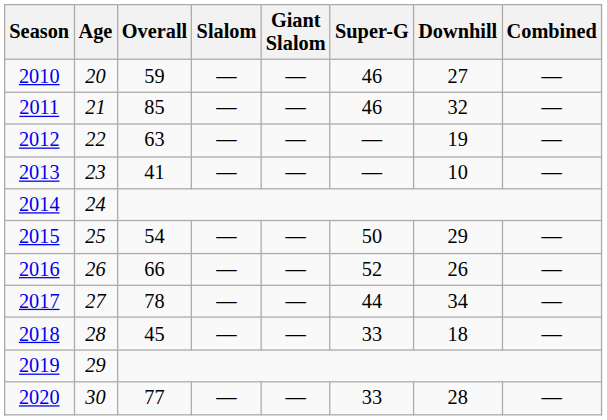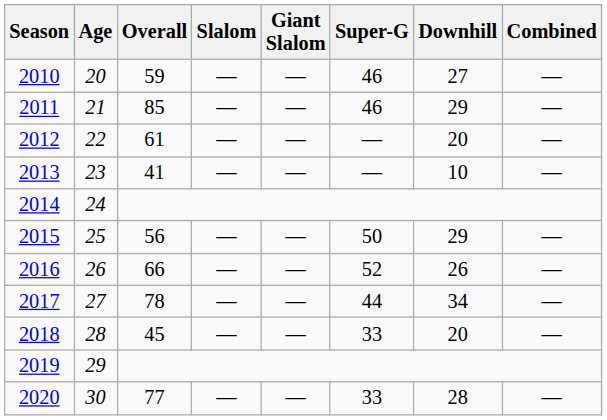(458, 107) 32 -> (458, 107) 29
(154, 140) 63 -> (154, 140) 61
(458, 140) 19 -> (458, 140) 20
(154, 236) 54 -> (154, 236) 56
(458, 333) 18 -> (458, 333) 20
